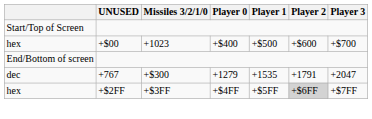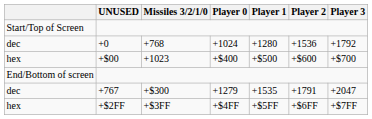+ row: (13, 43)
(304, 91) lightgrey background -> (304, 106) no background
